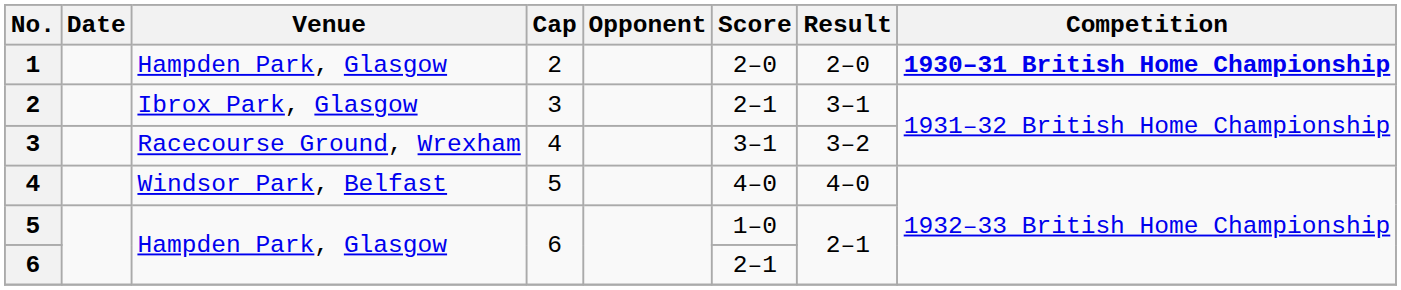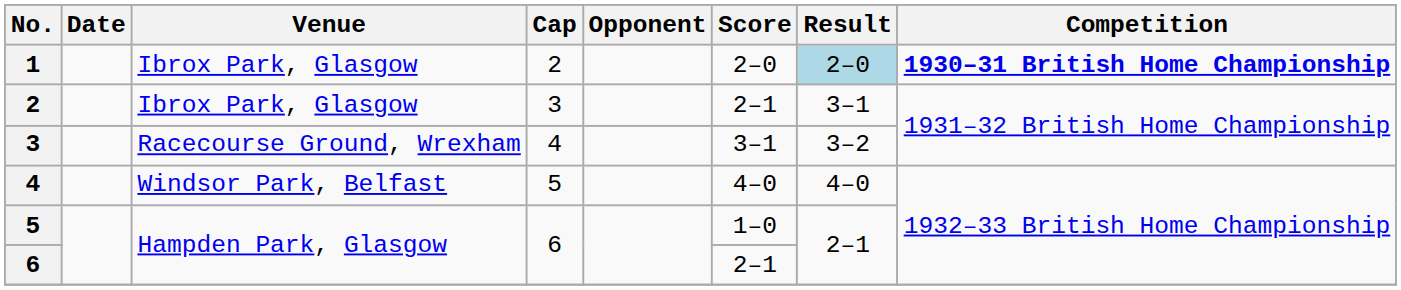(292, 65) Hampden Park, Glasgow -> (278, 65) Ibrox Park, Glasgow
(848, 65) no background -> (848, 65) lightblue background
